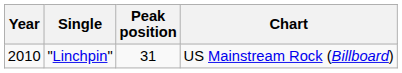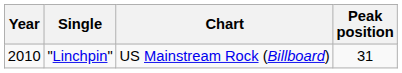columns swapped: (289, 24) <-> (148, 24)
